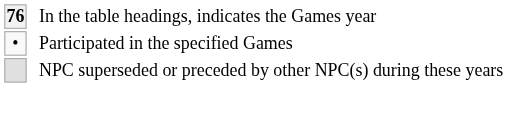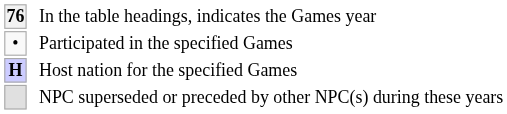+ row: (168, 70)
